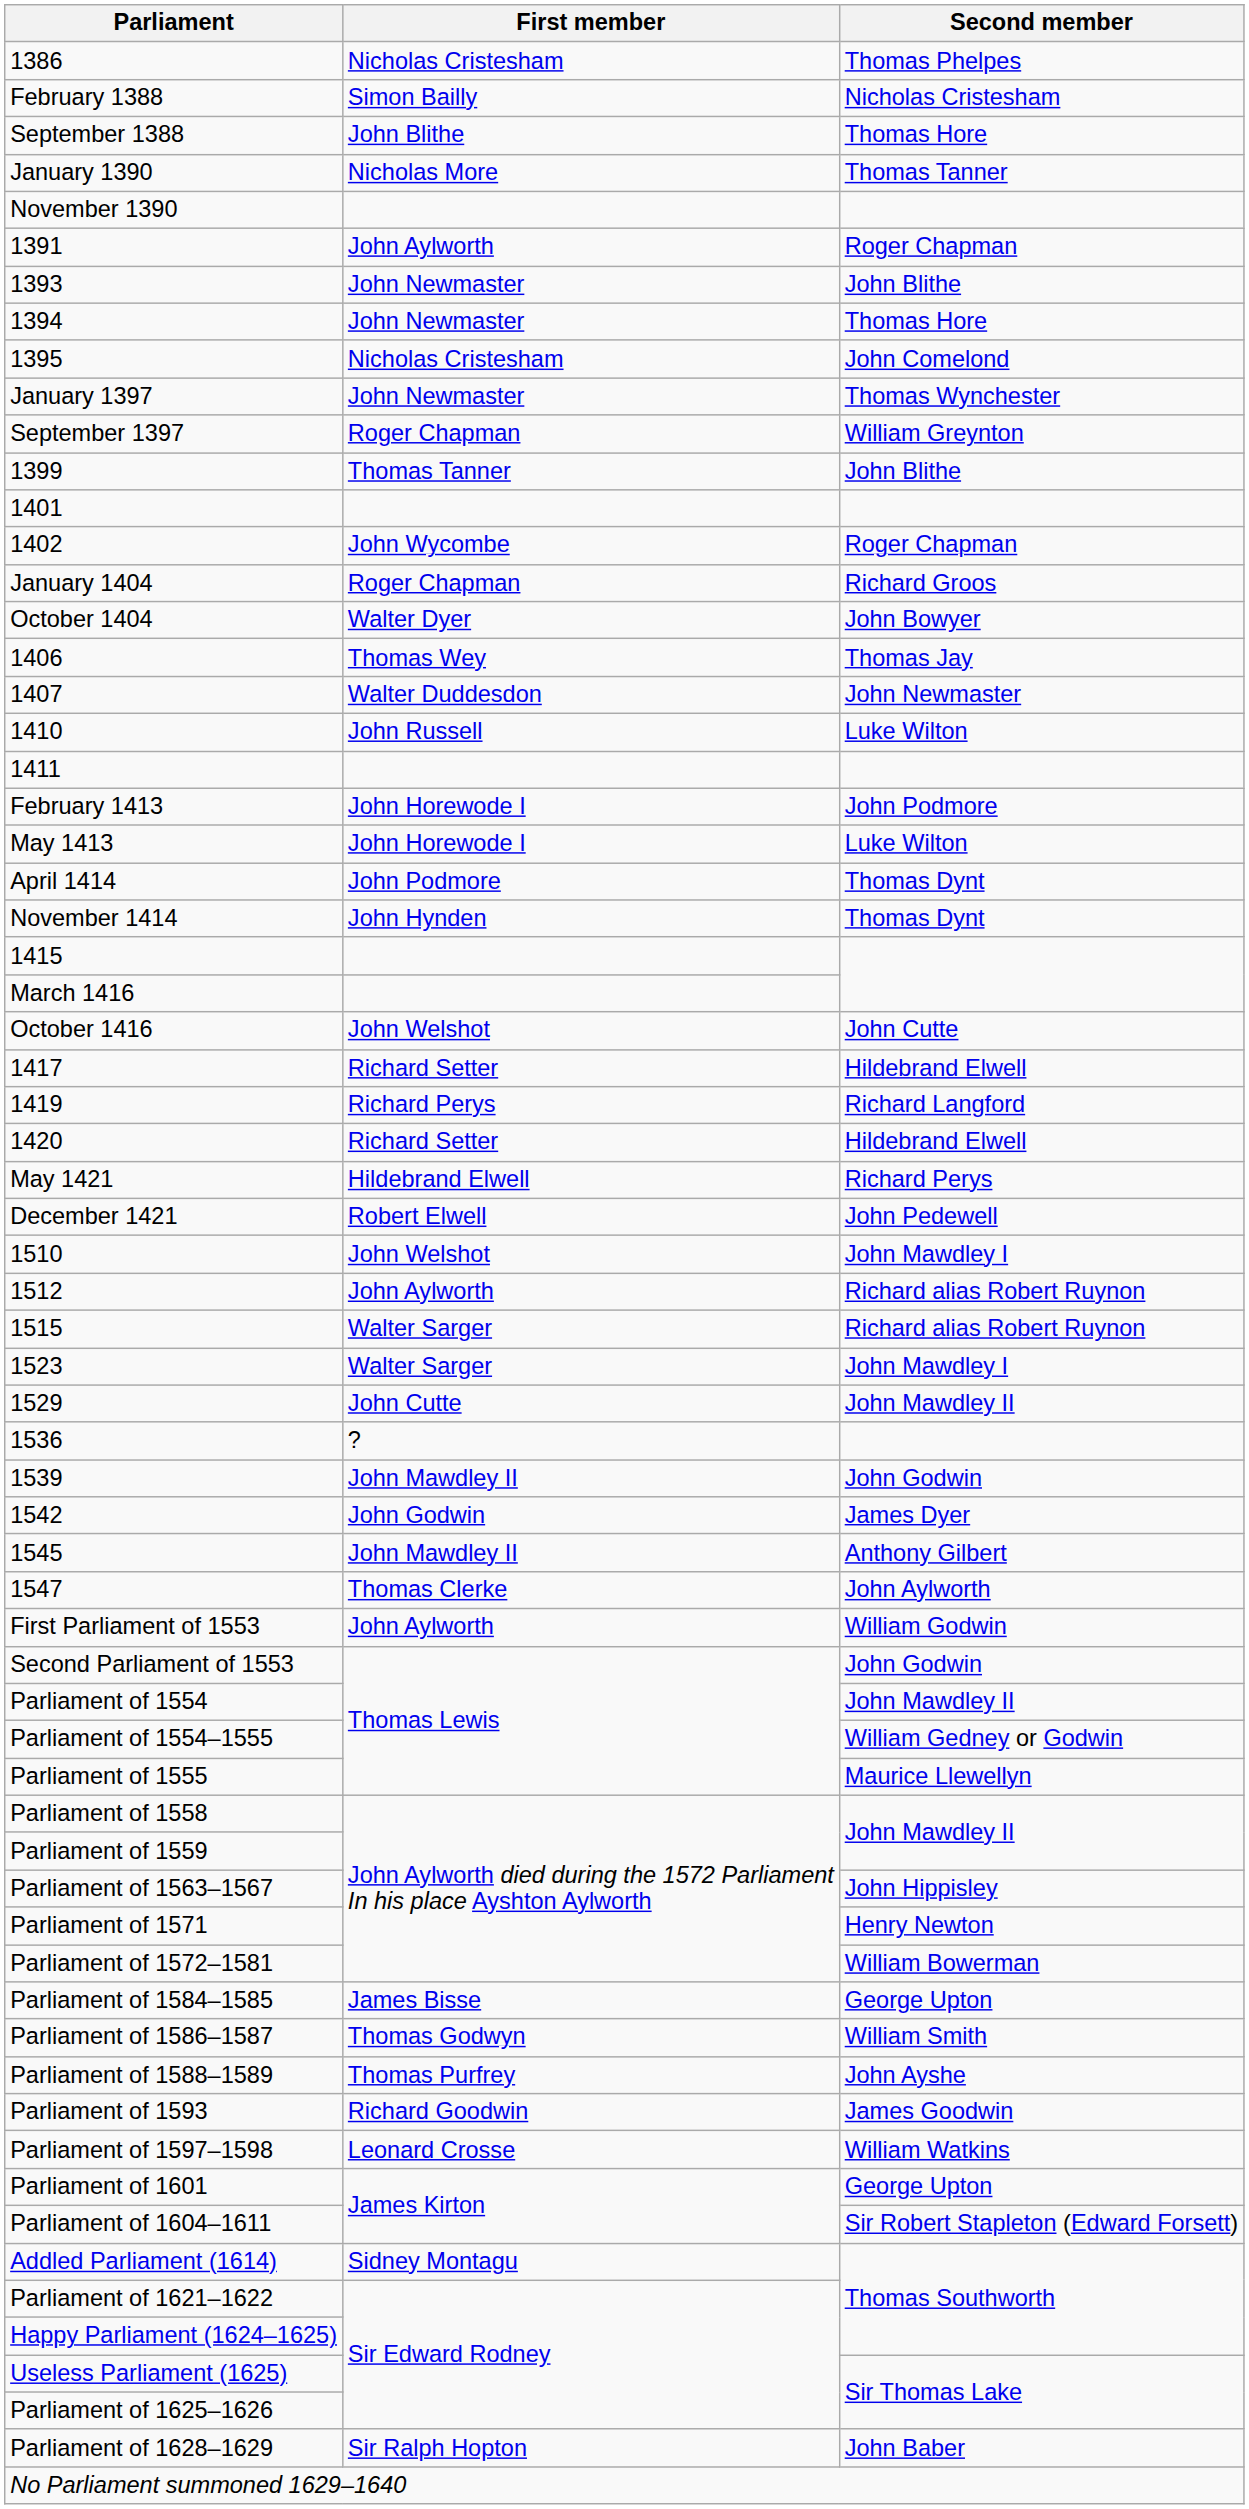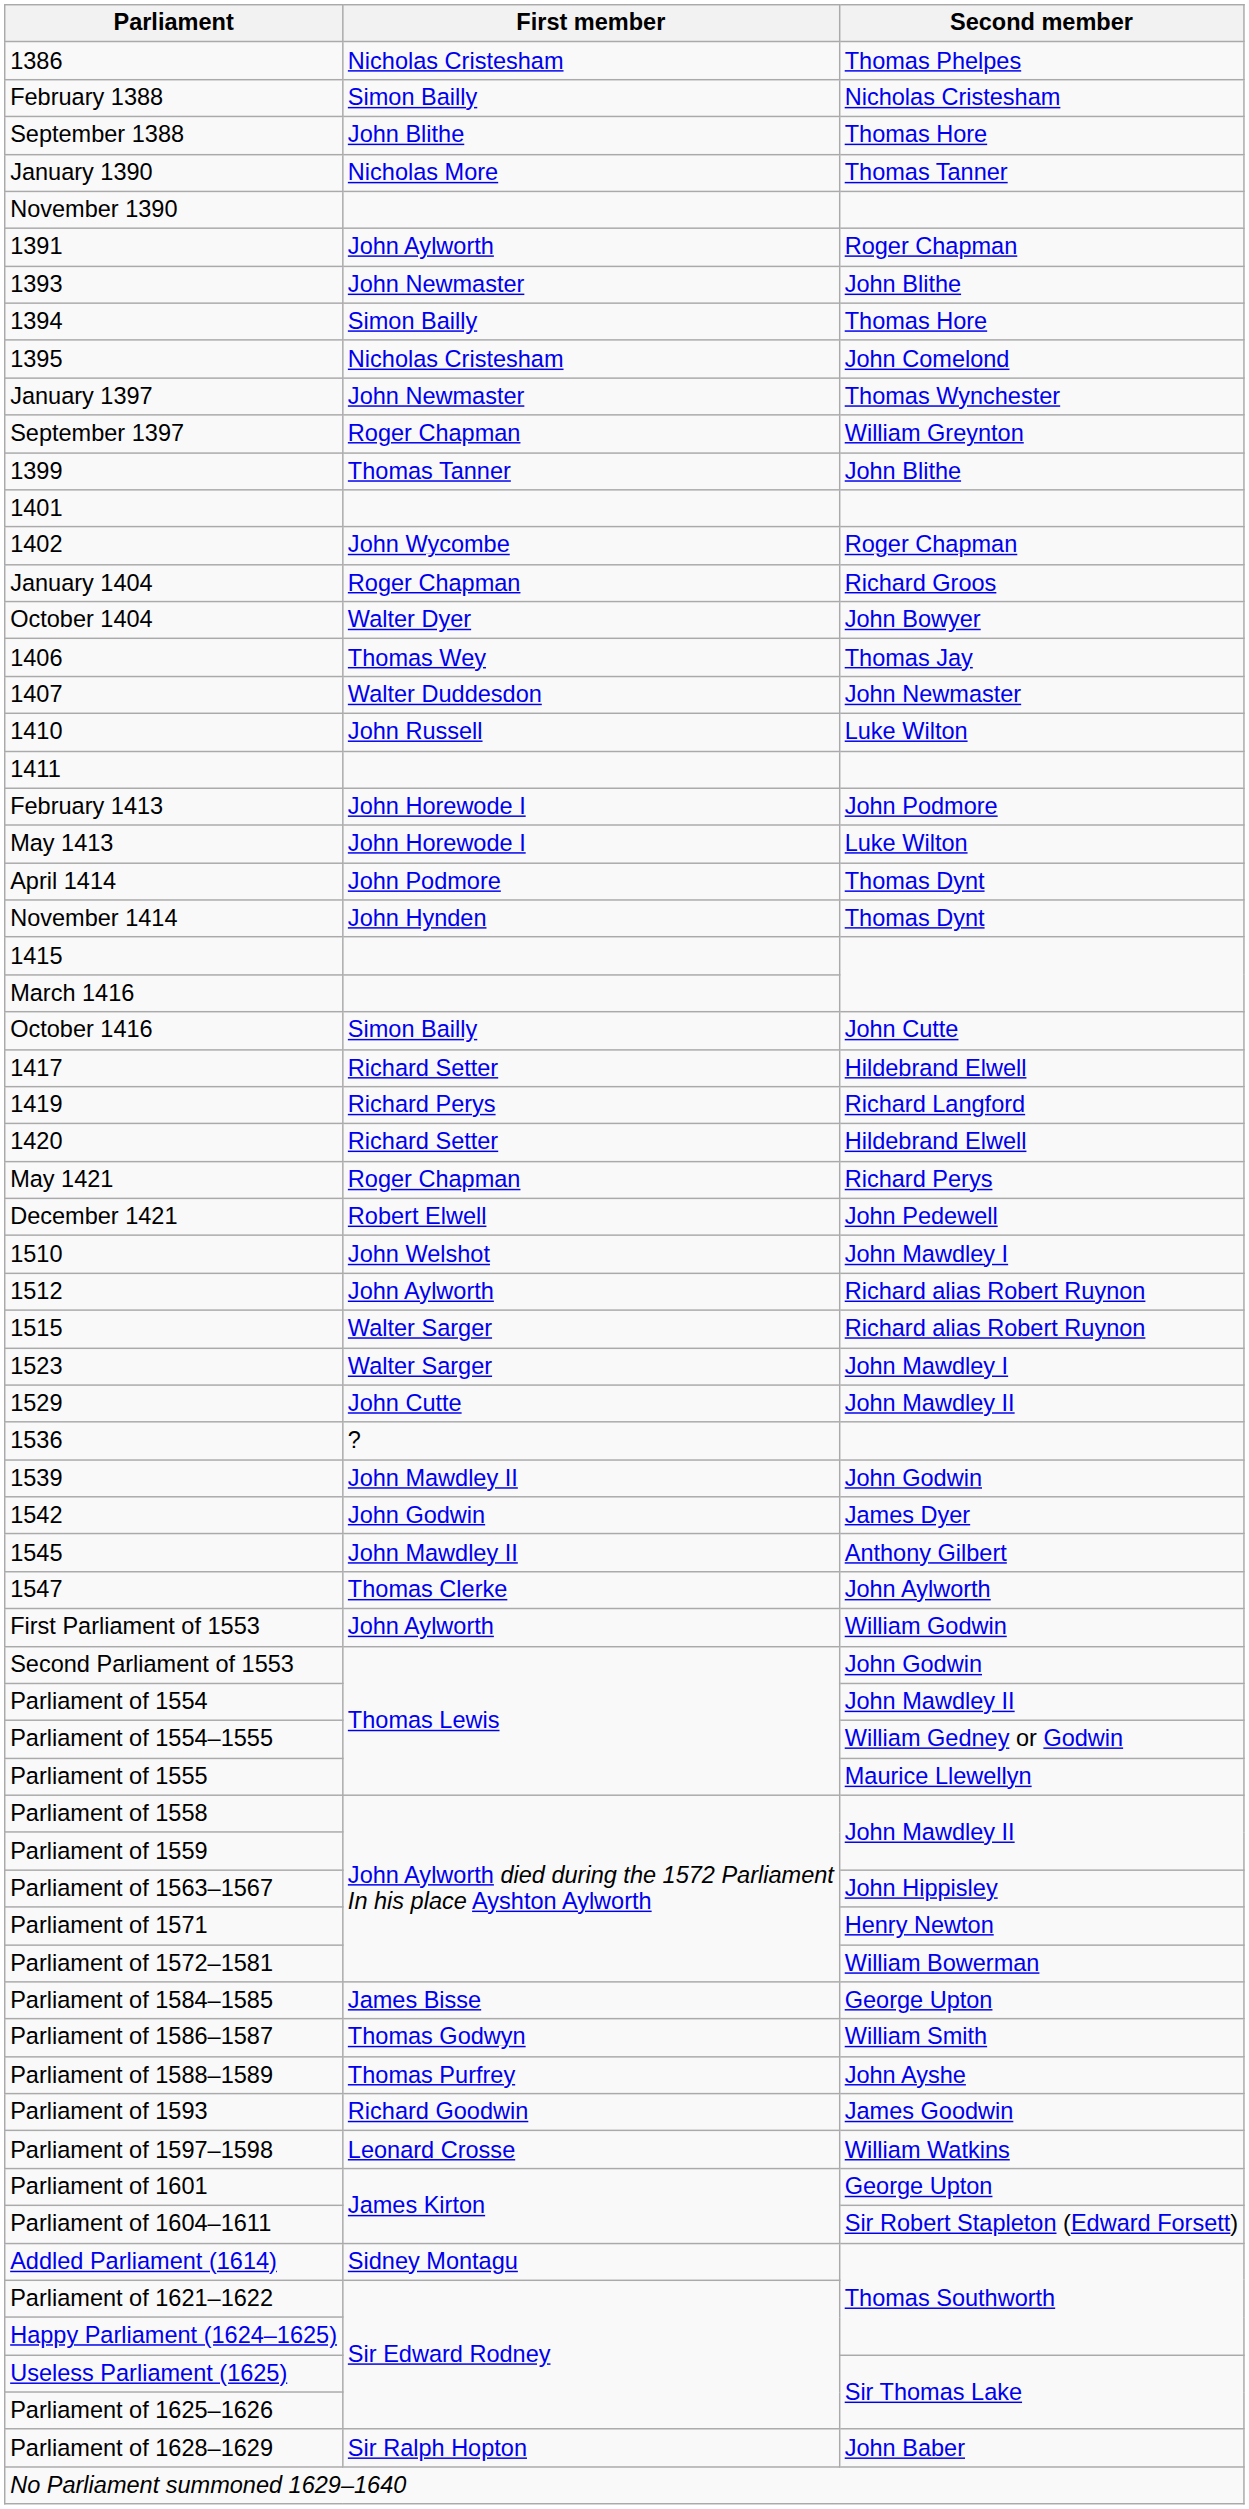(436, 321) John Newmaster -> (413, 321) Simon Bailly
(419, 1030) John Welshot -> (413, 1030) Simon Bailly
(439, 1179) Hildebrand Elwell -> (434, 1179) Roger Chapman
